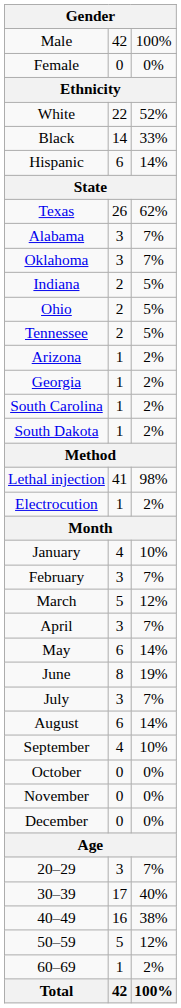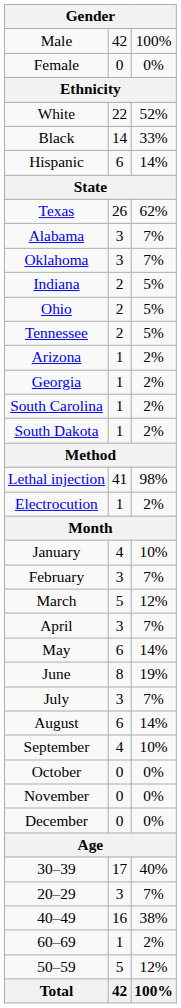rows swapped: (56, 869) <-> (56, 893)
rows swapped: (56, 942) <-> (56, 966)
